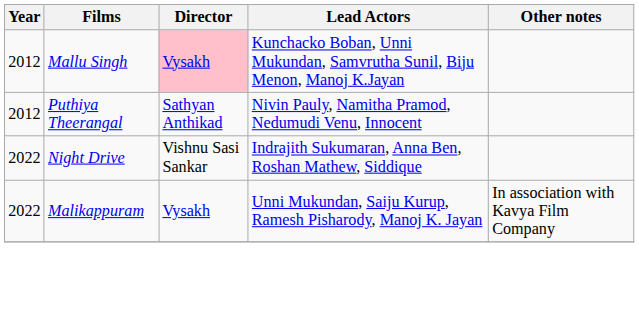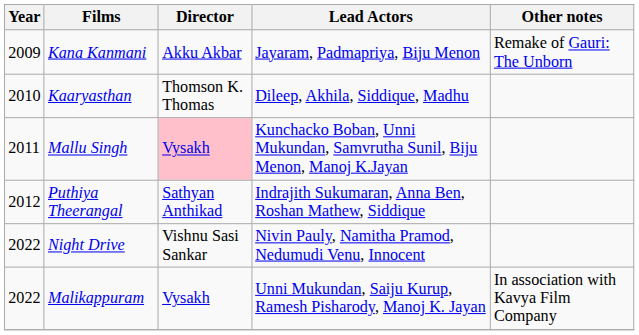+ row: (97, 52)
+ row: (90, 95)
(24, 61) 2012 -> (24, 148) 2011
(351, 114) Nivin Pauly, Namitha Pramod, Nedumudi Venu, Innocent -> (360, 201) Indrajith Sukumaran, Anna Ben, Roshan Mathew, Siddique
(357, 157) Indrajith Sukumaran, Anna Ben, Roshan Mathew, Siddique -> (355, 245) Nivin Pauly, Namitha Pramod, Nedumudi Venu, Innocent
